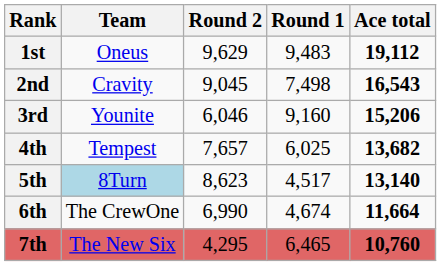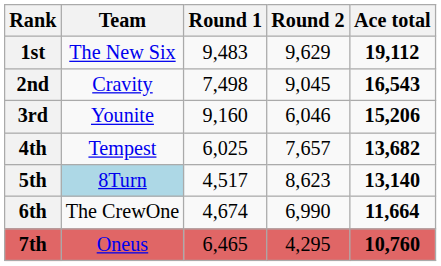columns swapped: (308, 20) <-> (225, 20)
(122, 52) Oneus -> (122, 52) The New Six
(122, 244) The New Six -> (122, 244) Oneus
